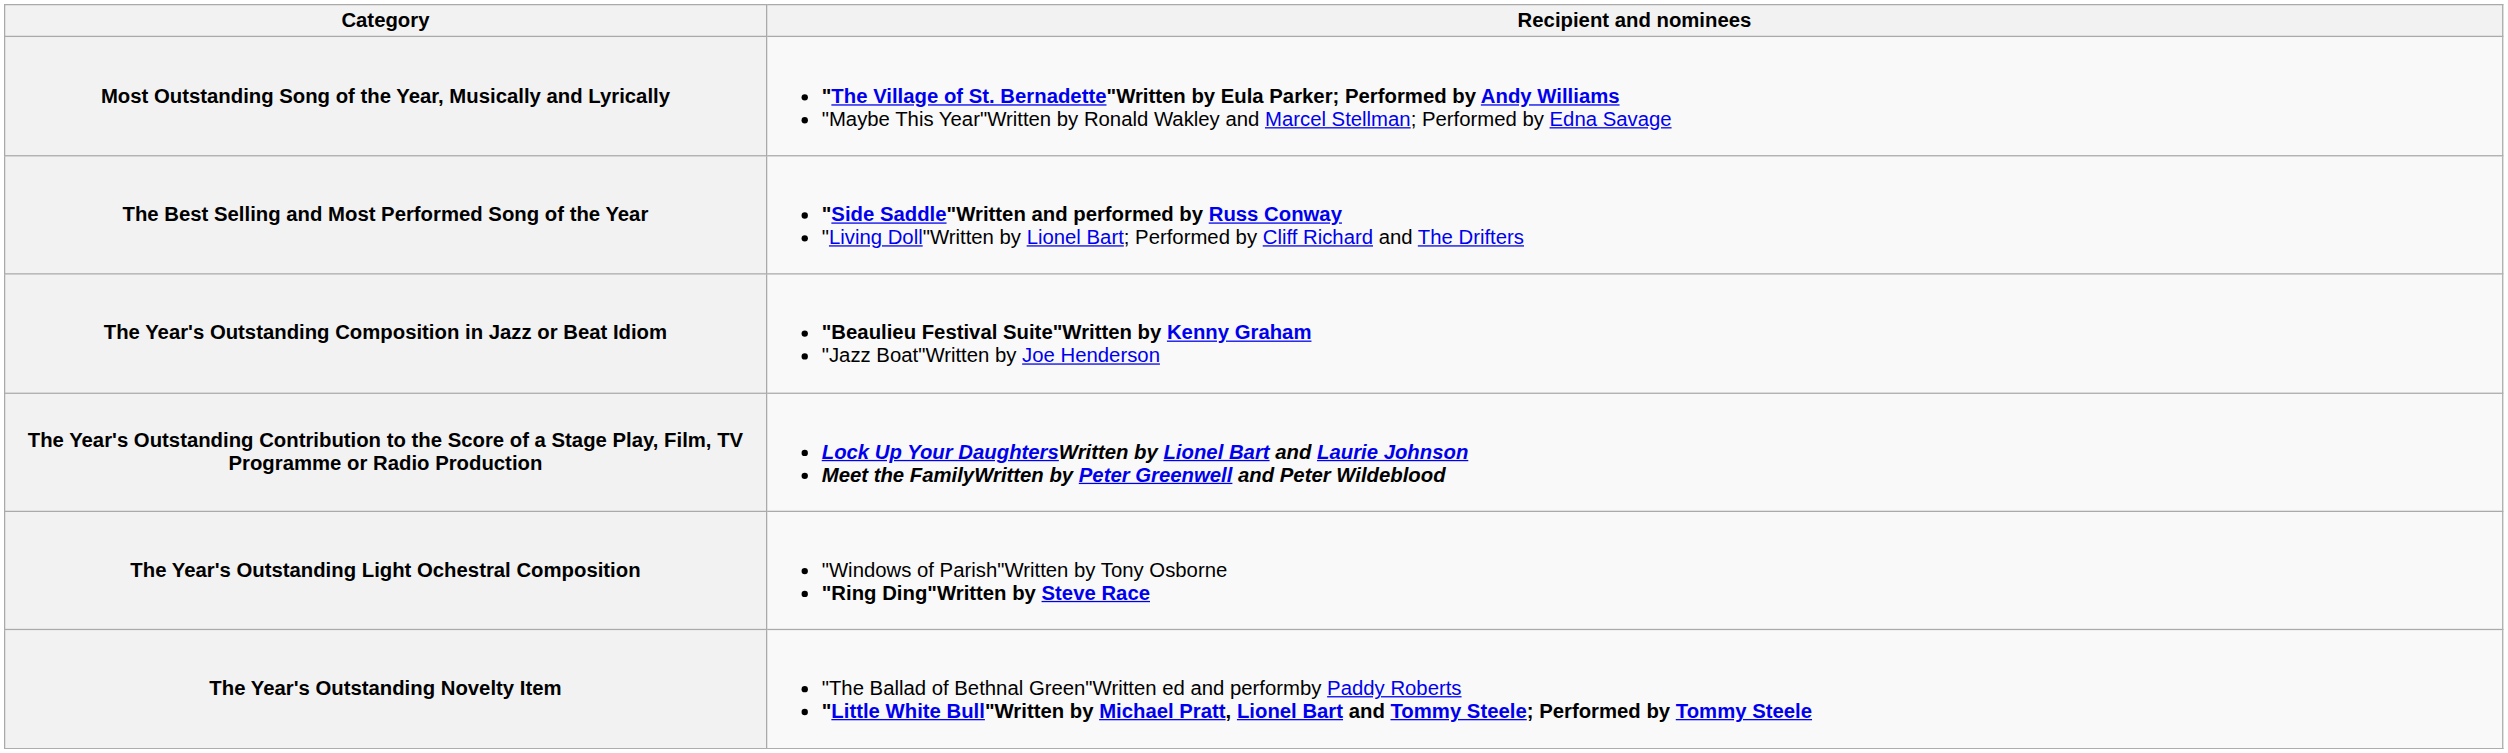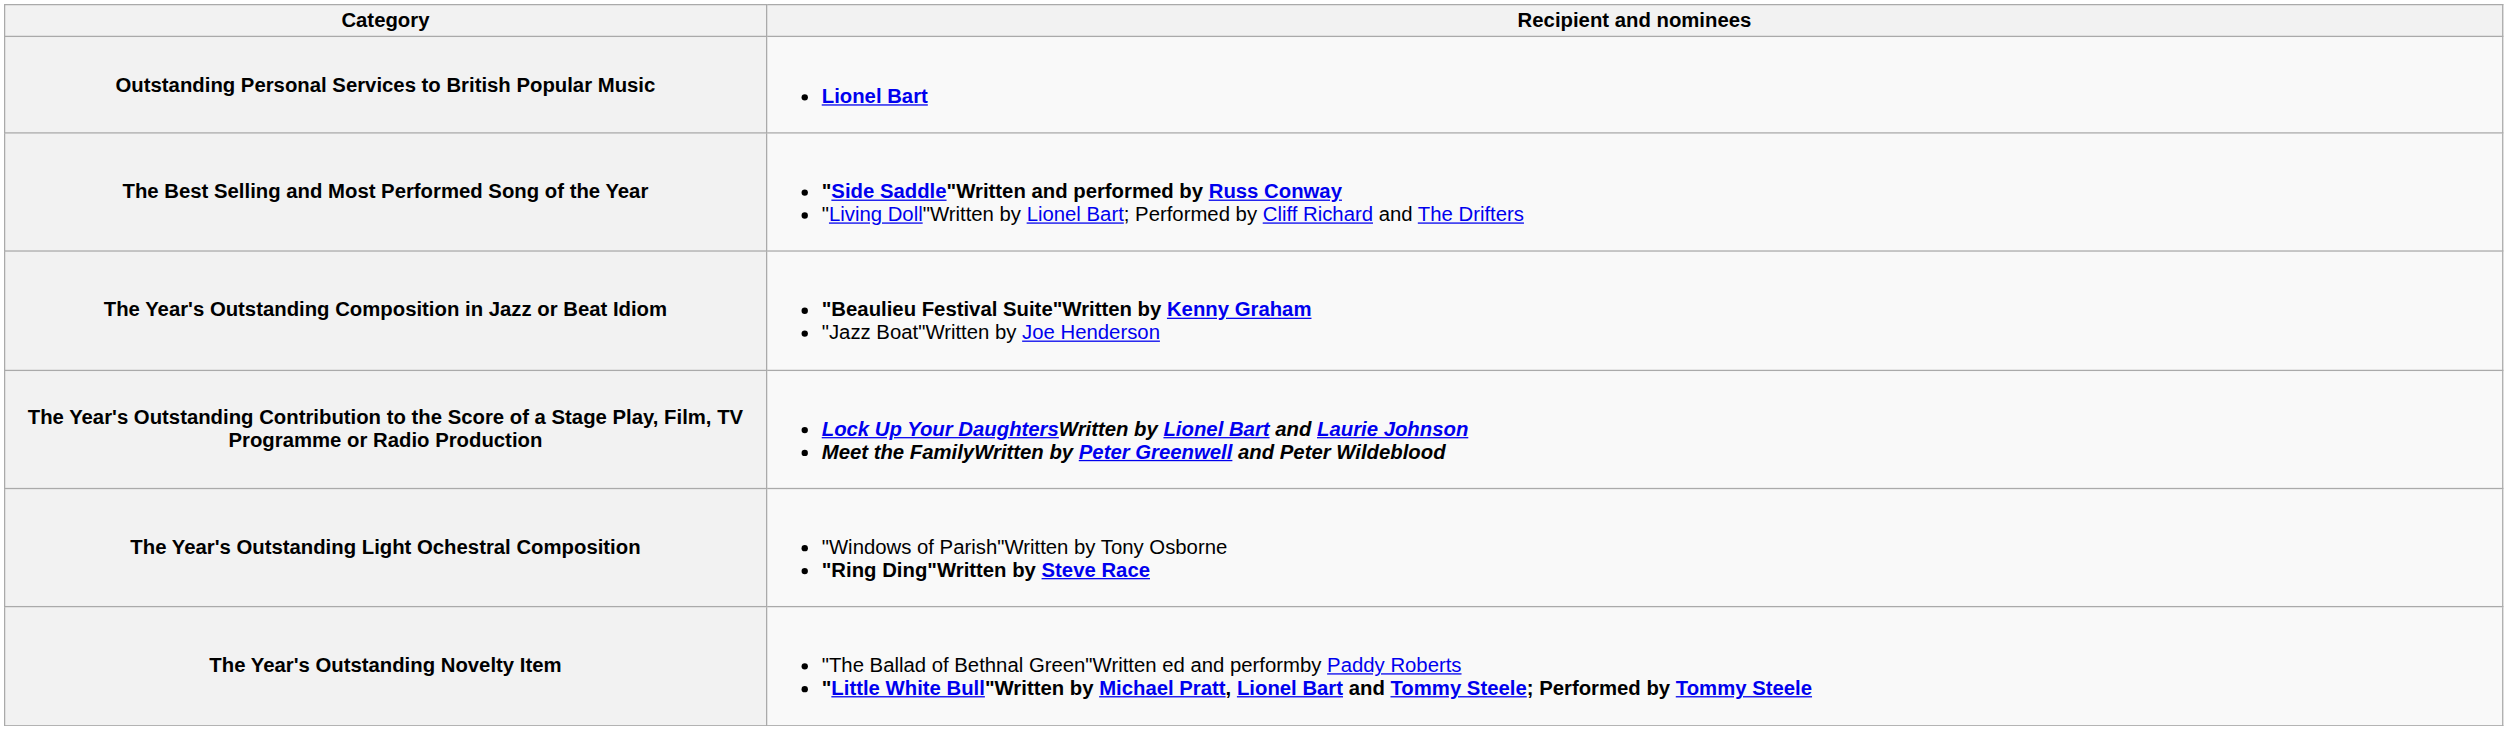+ row: (385, 84)
- row: (385, 96)
